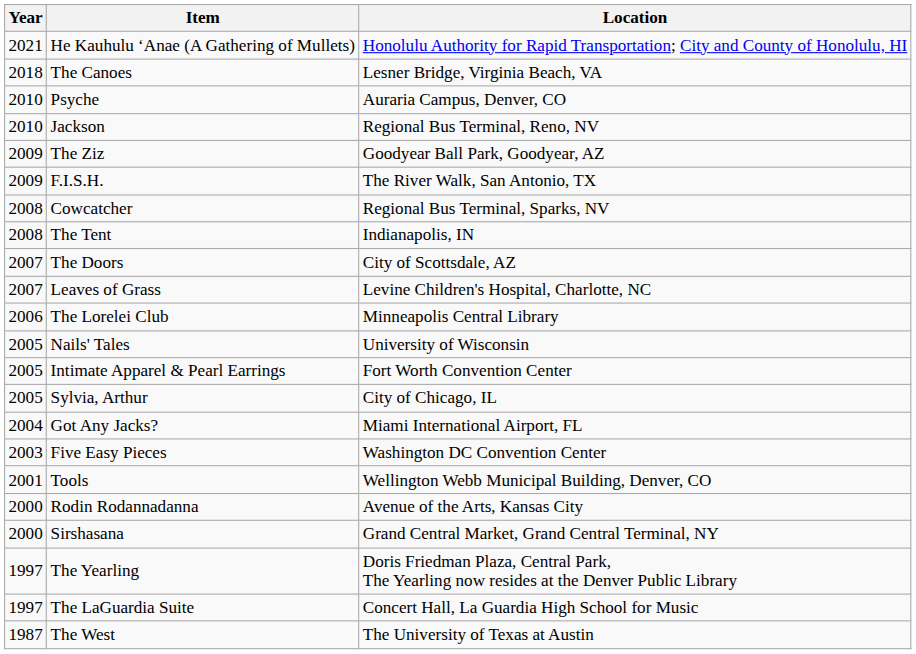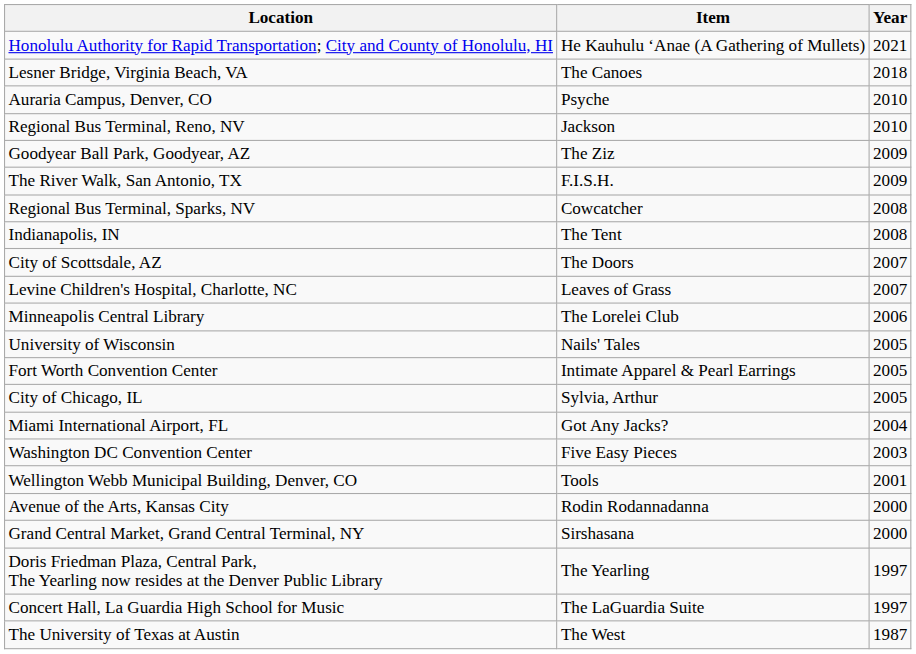columns swapped: (26, 18) <-> (635, 18)
